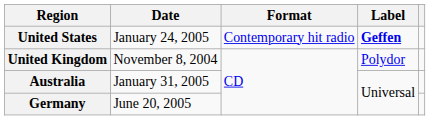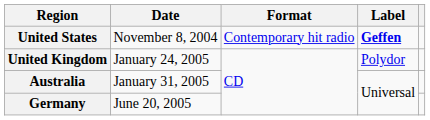(161, 37) January 24, 2005 -> (165, 37) November 8, 2004
(165, 59) November 8, 2004 -> (161, 59) January 24, 2005
